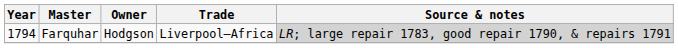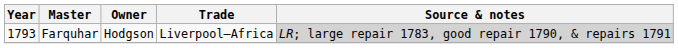(22, 33) 1794 -> (22, 33) 1793
